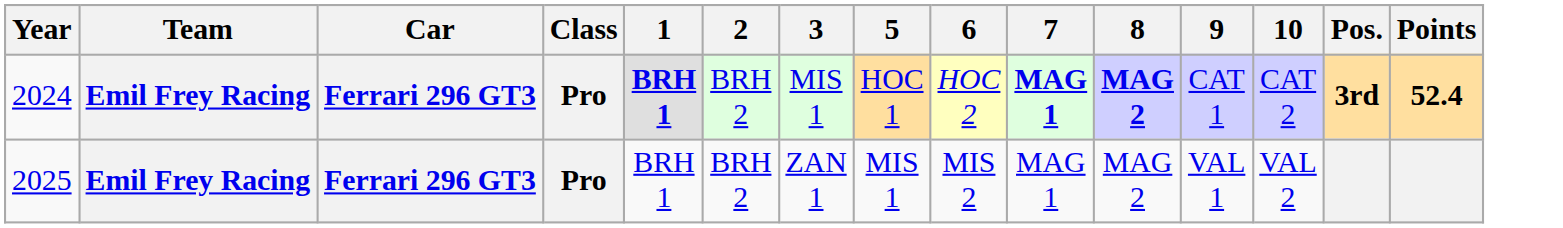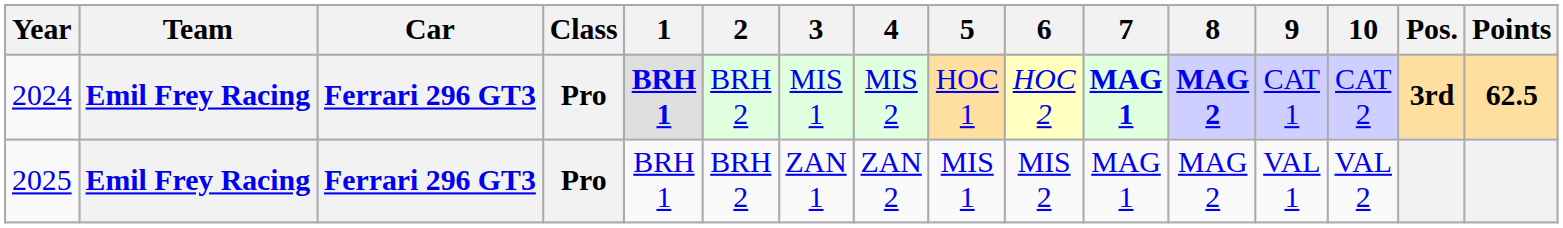+ column: (891, 29)
(1437, 96) 52.4 -> (1512, 96) 62.5
